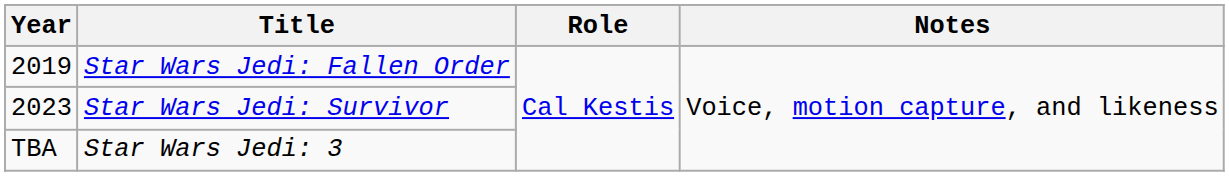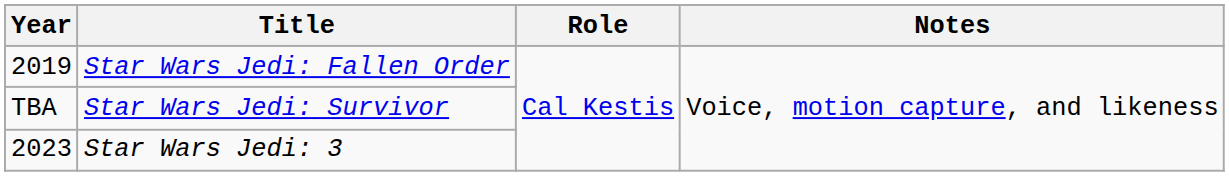(41, 108) 2023 -> (34, 108) TBA
(34, 150) TBA -> (41, 150) 2023
